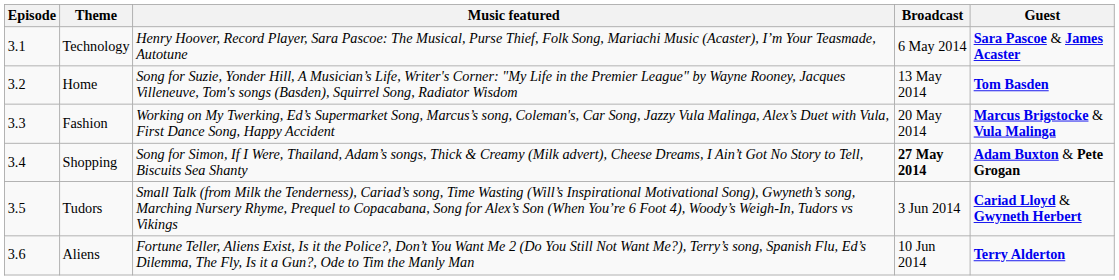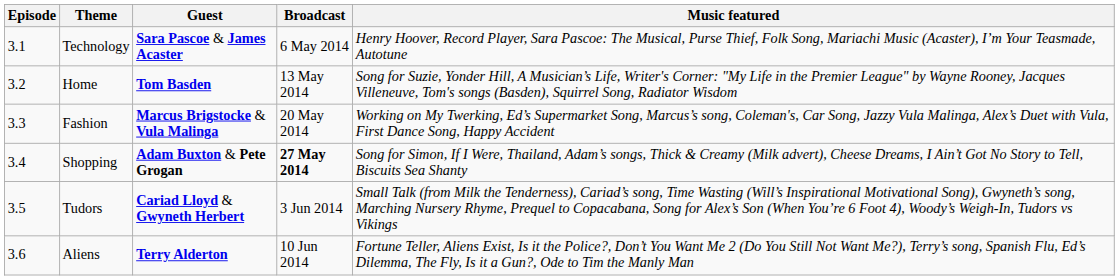columns swapped: (1042, 15) <-> (514, 15)
